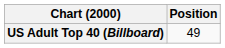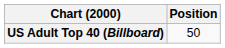(193, 33) 49 -> (193, 33) 50
